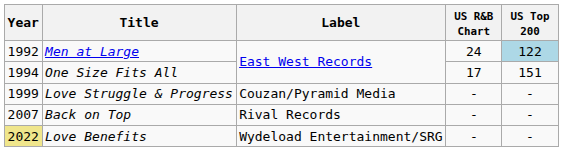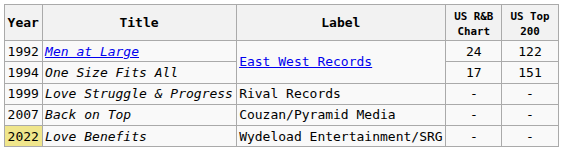(530, 51) lightblue background -> (530, 51) no background
(317, 94) Couzan/Pyramid Media -> (290, 94) Rival Records
(290, 115) Rival Records -> (317, 115) Couzan/Pyramid Media
